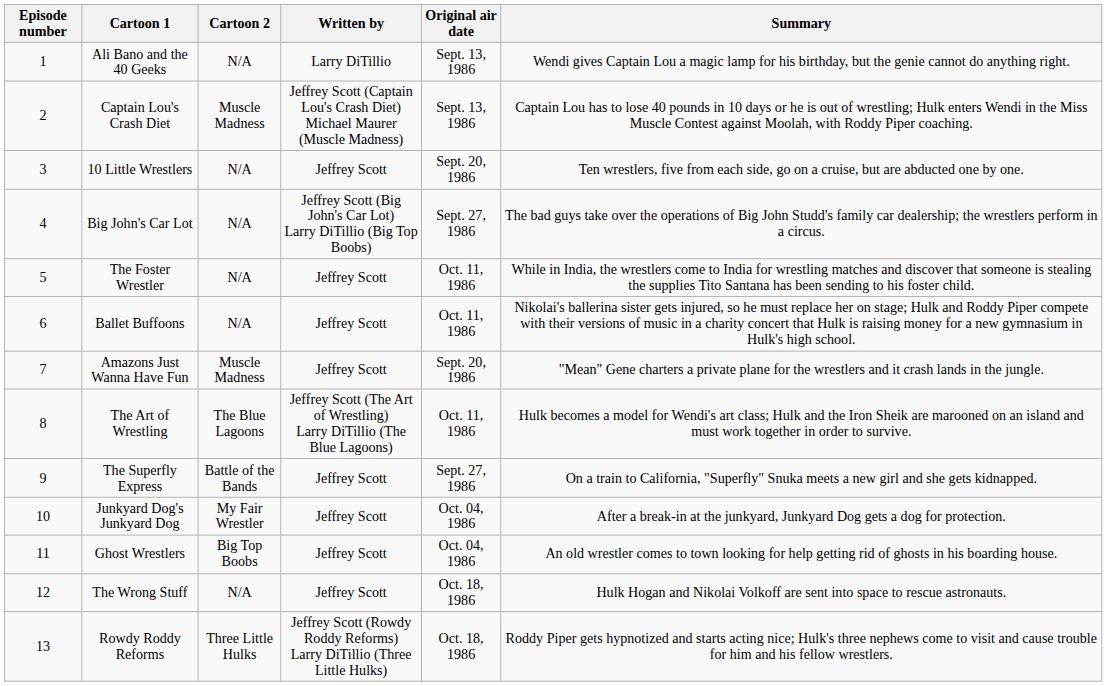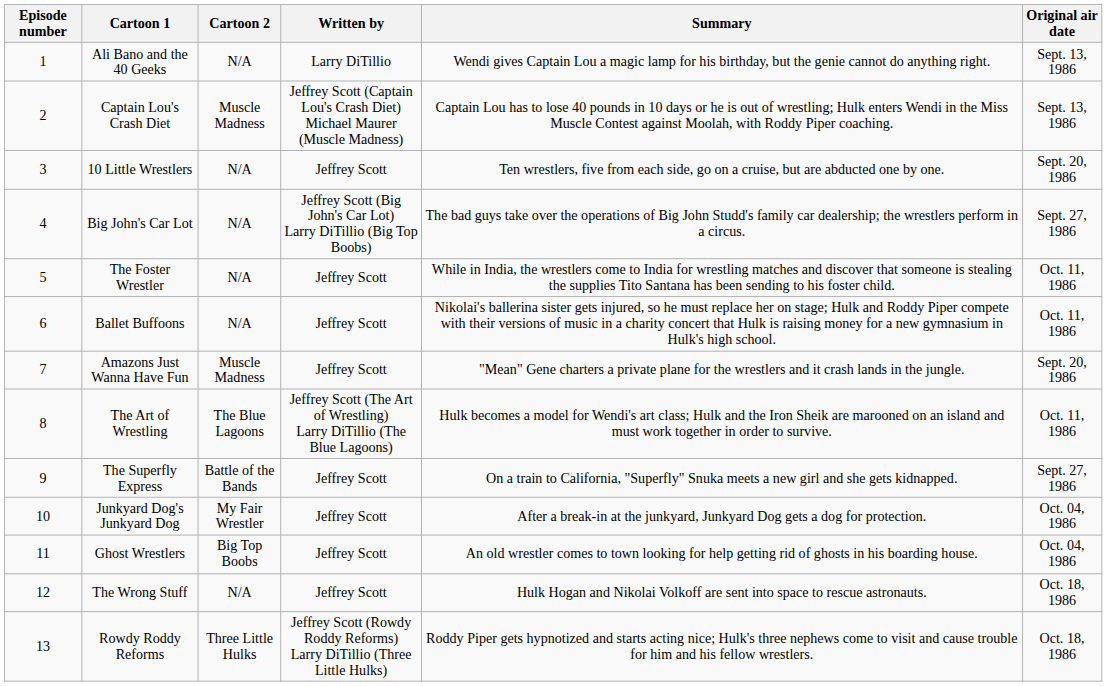columns swapped: (461, 23) <-> (801, 23)
